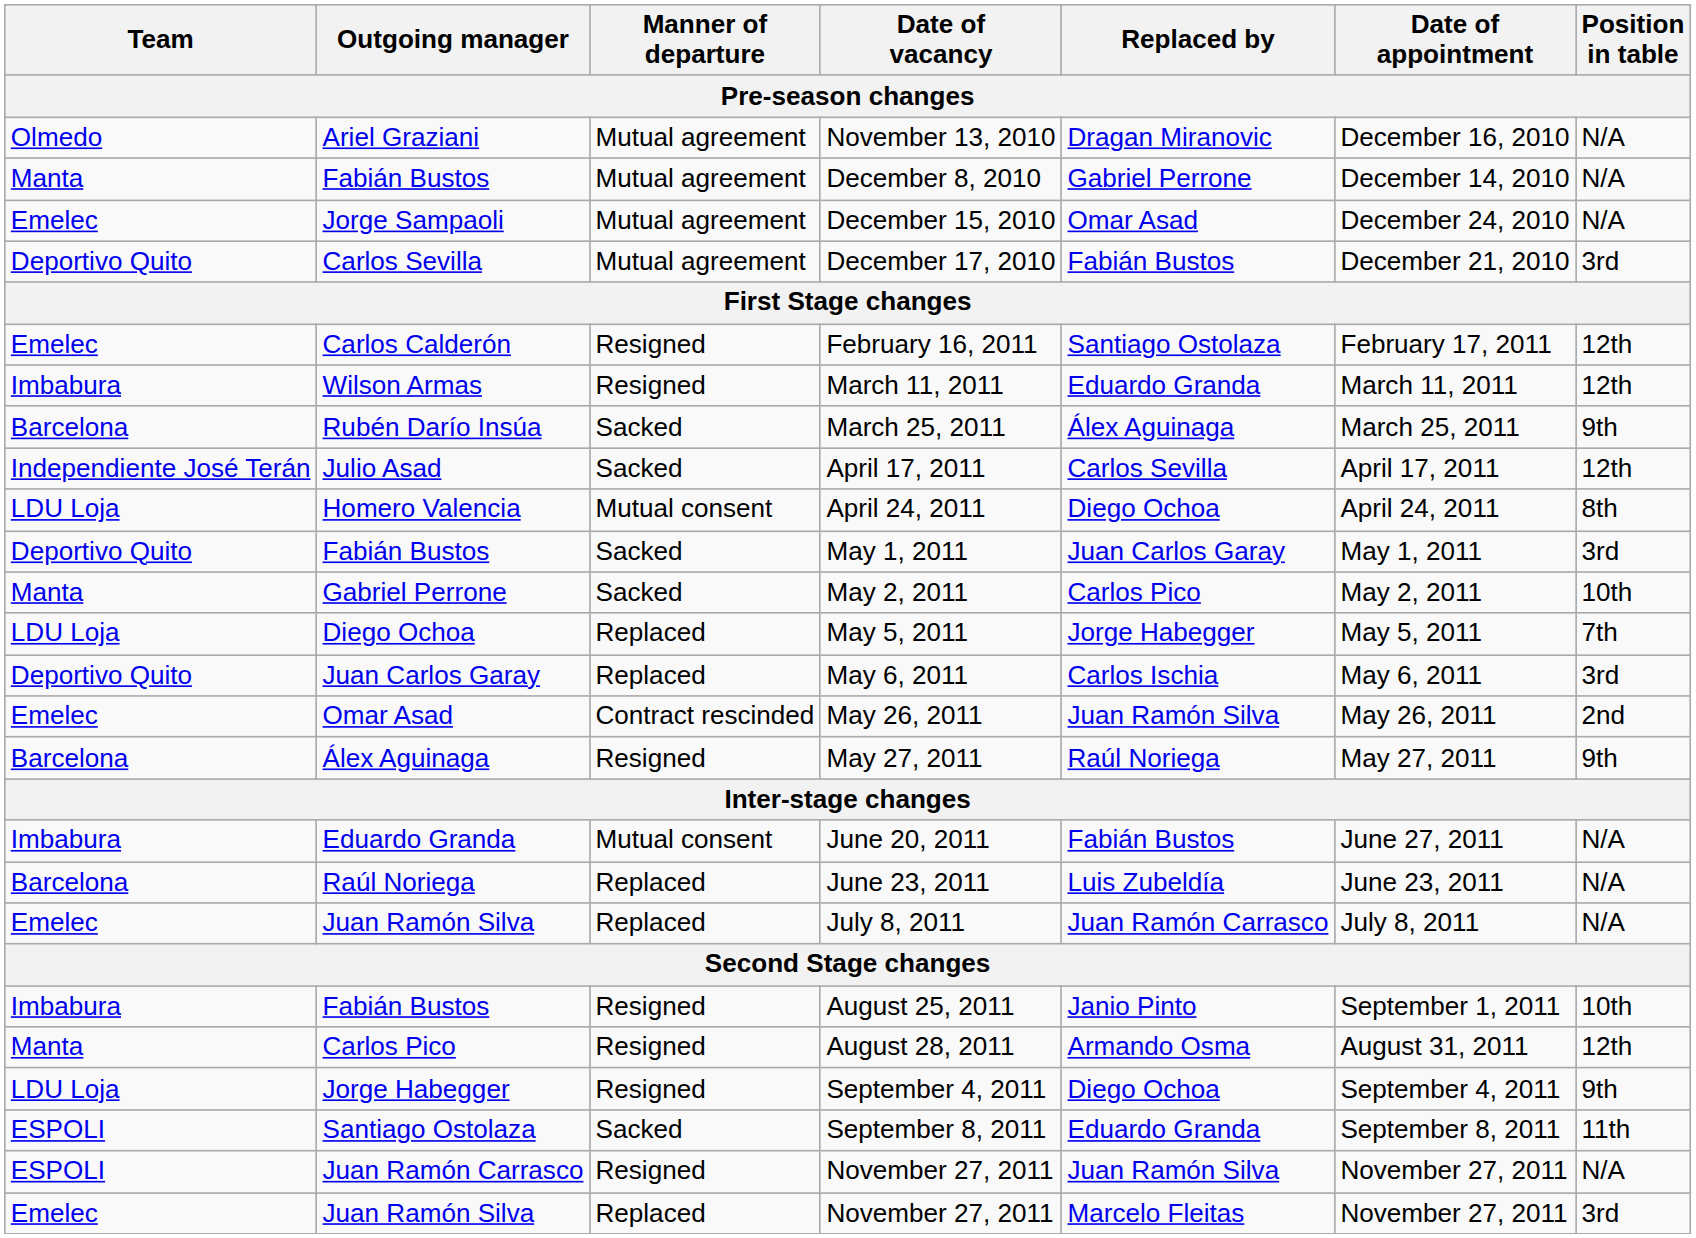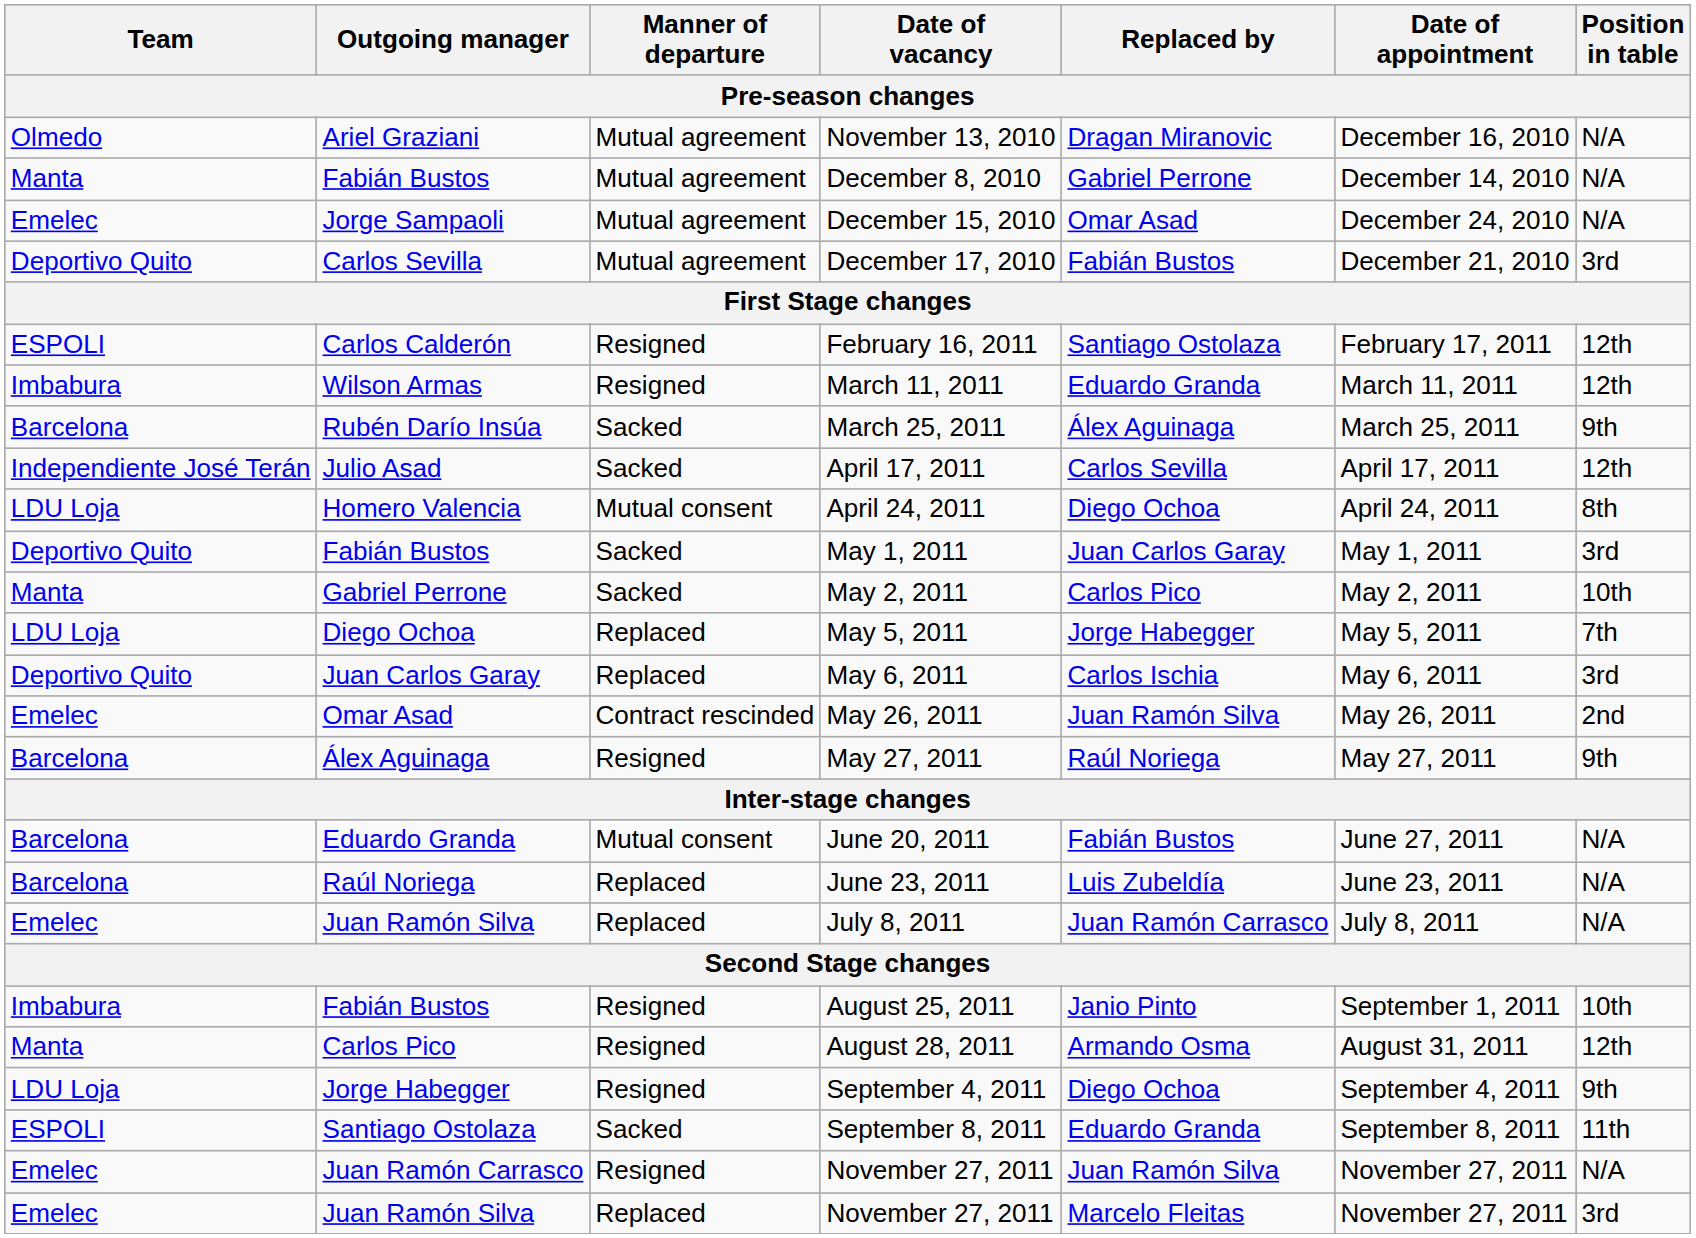(54, 344) Emelec -> (58, 344) ESPOLI
(66, 840) Imbabura -> (70, 840) Barcelona
(58, 1171) ESPOLI -> (54, 1171) Emelec
